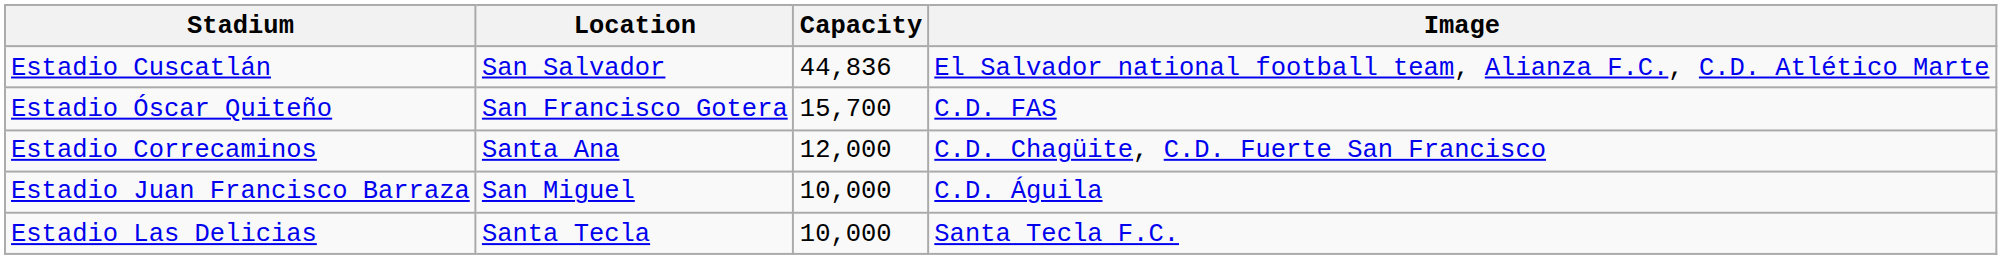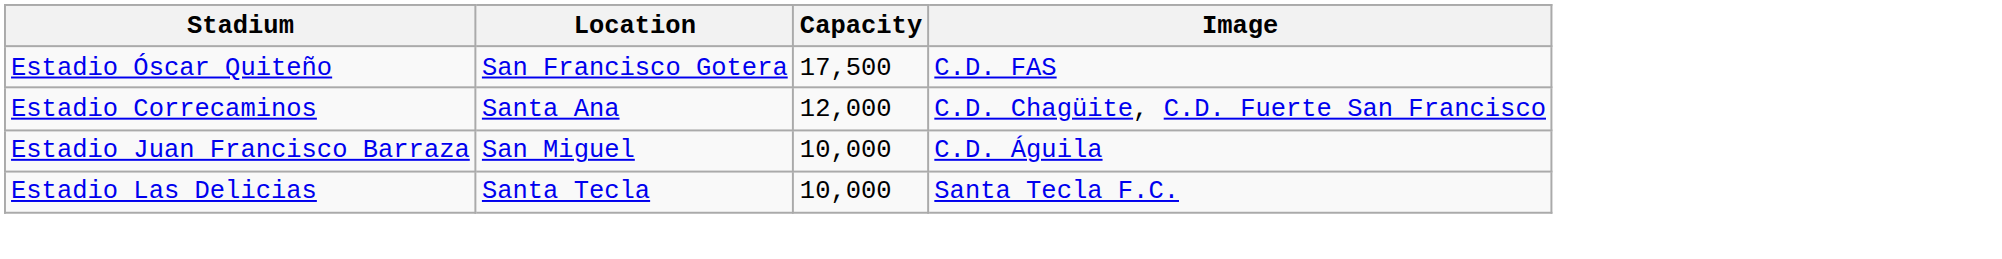- row: (141, 67)
(846, 109) 15,700 -> (846, 67) 17,500
